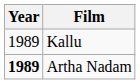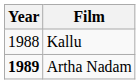(24, 41) 1989 -> (24, 41) 1988
